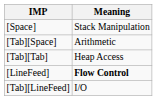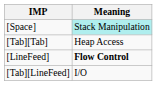(112, 27) no background -> (112, 27) paleturquoise background
- row: (31, 42)
